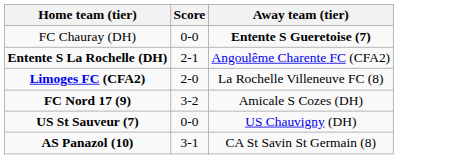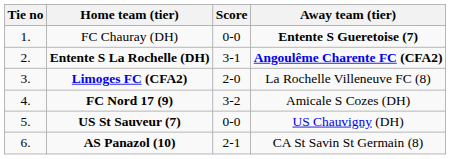+ column: (26, 15)
(189, 57) 2-1 -> (232, 57) 3-1
(301, 57) normal -> (348, 57) bold
(189, 143) 3-1 -> (232, 143) 2-1
